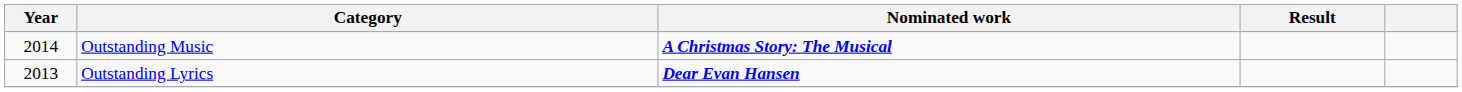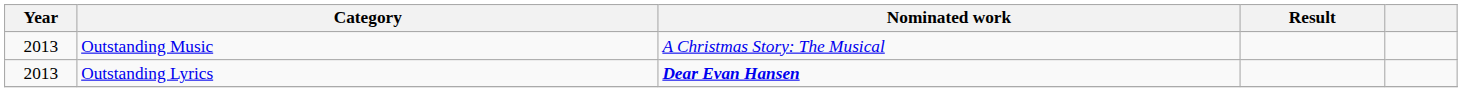(41, 45) 2014 -> (41, 45) 2013
(777, 45) bold -> (774, 45) normal
